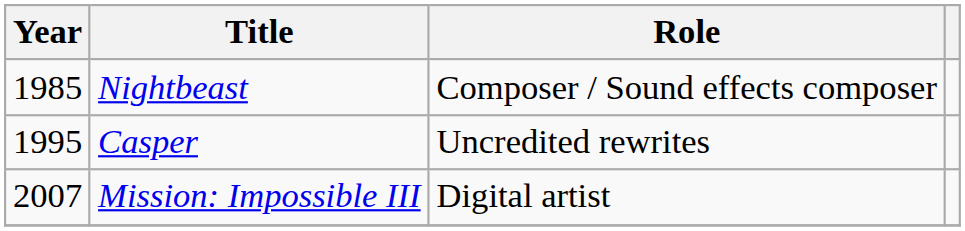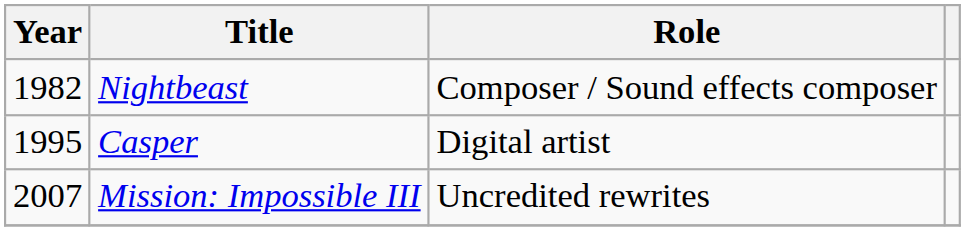(48, 86) 1985 -> (48, 86) 1982
(573, 141) Uncredited rewrites -> (523, 141) Digital artist
(523, 196) Digital artist -> (573, 196) Uncredited rewrites
